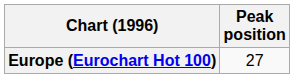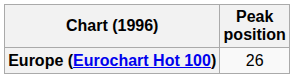(255, 60) 27 -> (255, 60) 26
